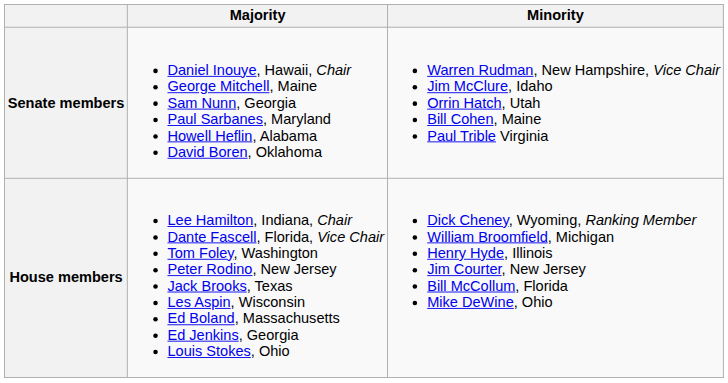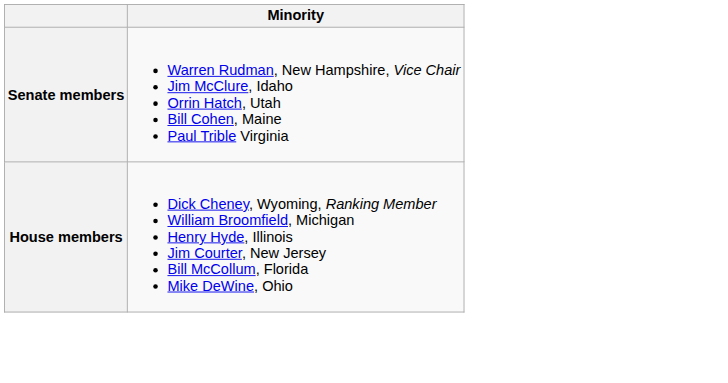- column: (258, 16)
